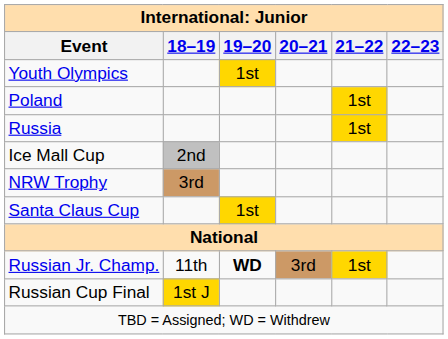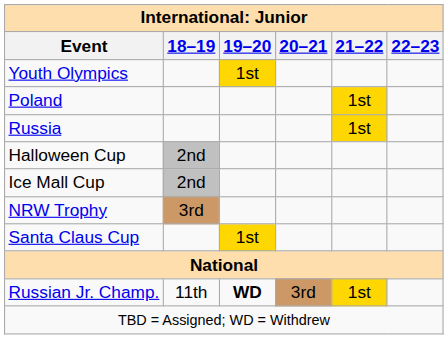+ row: (67, 155)
- row: (79, 292)
